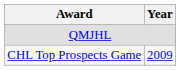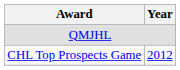(160, 55) 2009 -> (160, 55) 2012
